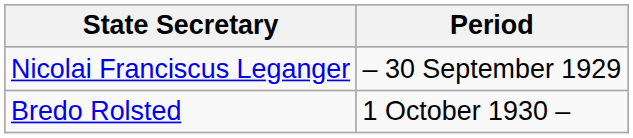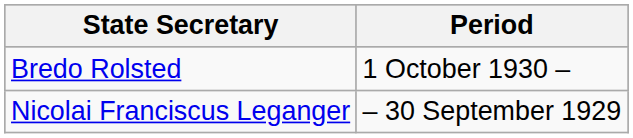rows swapped: (181, 68) <-> (96, 111)
